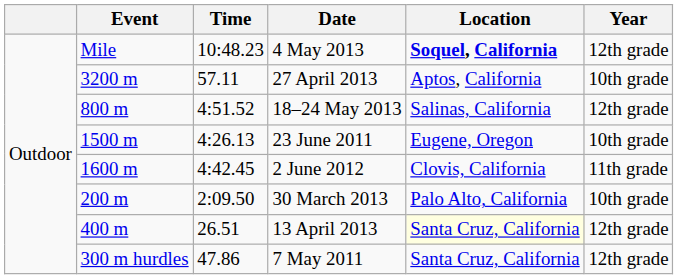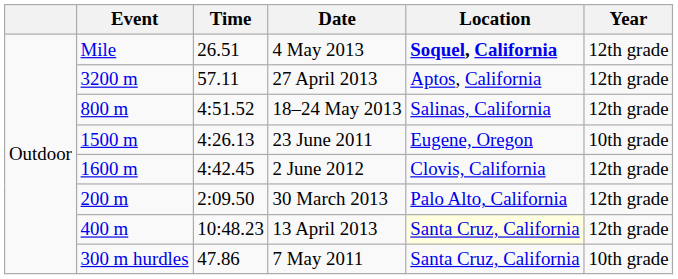(231, 49) 10:48.23 -> (219, 49) 26.51
(628, 79) 10th grade -> (628, 79) 12th grade
(628, 169) 11th grade -> (628, 169) 12th grade
(628, 199) 10th grade -> (628, 199) 12th grade
(219, 229) 26.51 -> (231, 229) 10:48.23
(628, 259) 12th grade -> (628, 259) 10th grade
